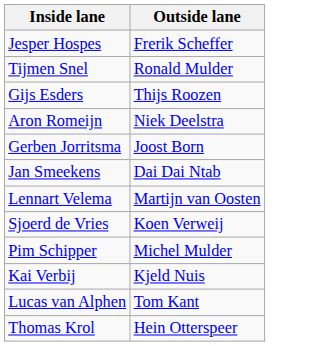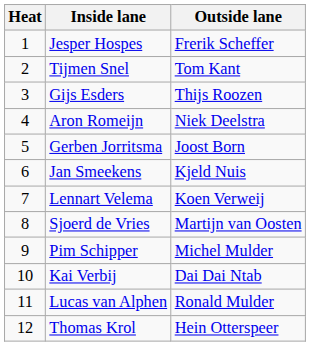+ column: (25, 17)
(183, 69) Ronald Mulder -> (207, 69) Tom Kant
(177, 172) Dai Dai Ntab -> (210, 172) Kjeld Nuis
(197, 198) Martijn van Oosten -> (220, 198) Koen Verweij
(179, 224) Koen Verweij -> (238, 224) Martijn van Oosten
(169, 276) Kjeld Nuis -> (218, 276) Dai Dai Ntab
(166, 302) Tom Kant -> (224, 302) Ronald Mulder
